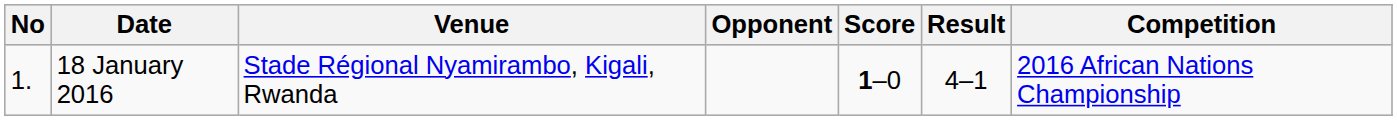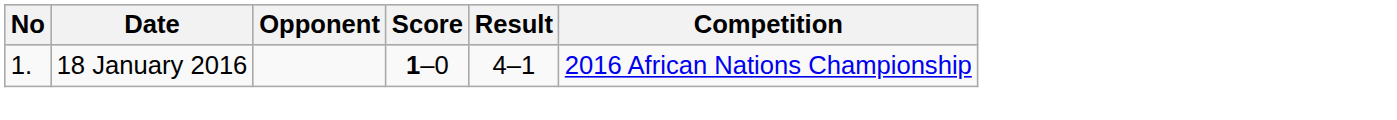- column: (472, 24)
